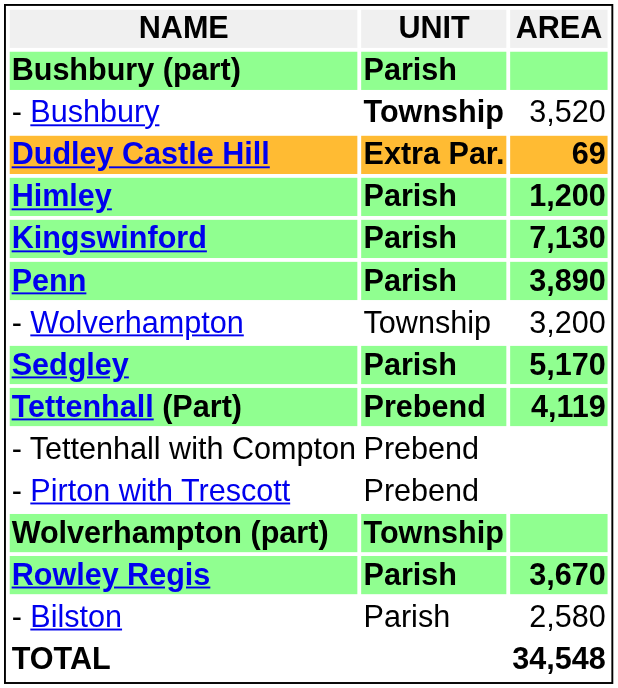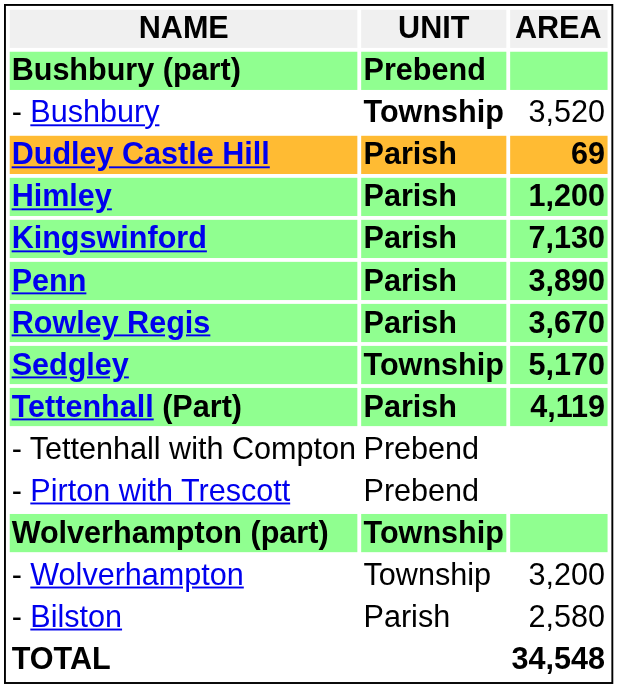(410, 70) Parish -> (425, 70) Prebend
(434, 154) Extra Par. -> (410, 154) Parish
rows swapped: (111, 574) <-> (128, 322)
(410, 364) Parish -> (434, 364) Township
(425, 406) Prebend -> (410, 406) Parish
